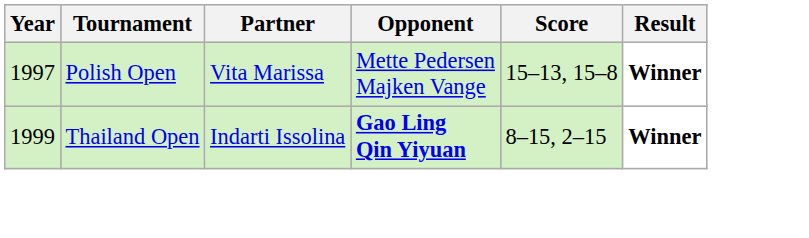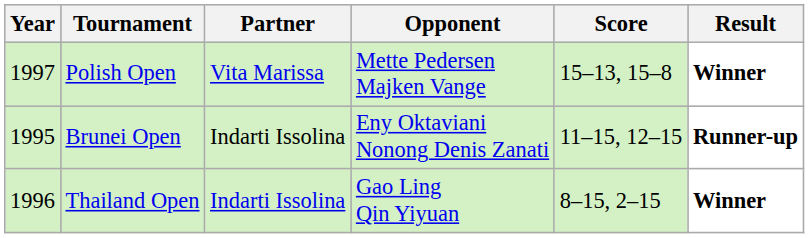+ row: (123, 137)
(32, 137) 1999 -> (32, 200) 1996
(411, 137) bold -> (408, 200) normal
